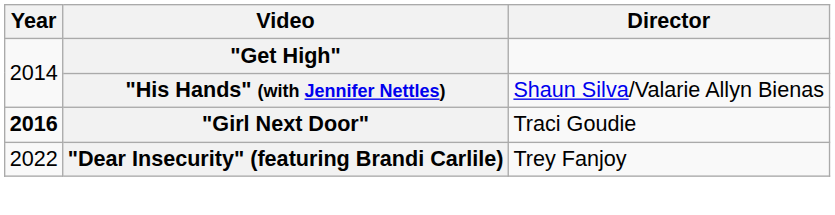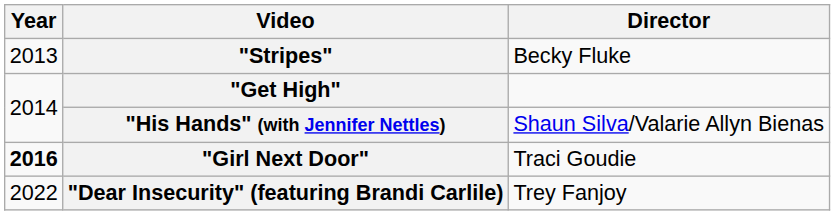+ row: (286, 55)
